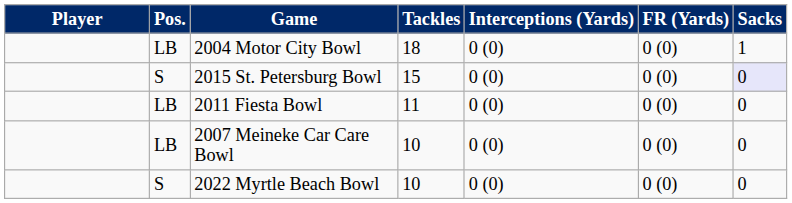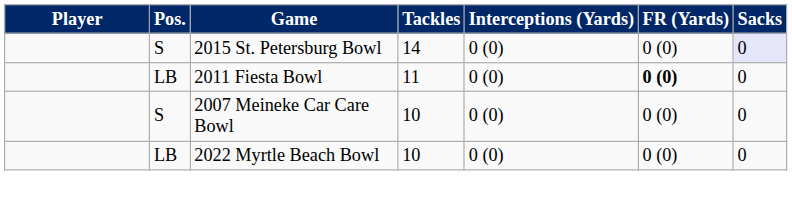- row: (278, 47)
(411, 76) 15 -> (411, 47) 14
(660, 105) normal -> (660, 76) bold
(166, 144) LB -> (159, 116) S
(159, 184) S -> (166, 155) LB
